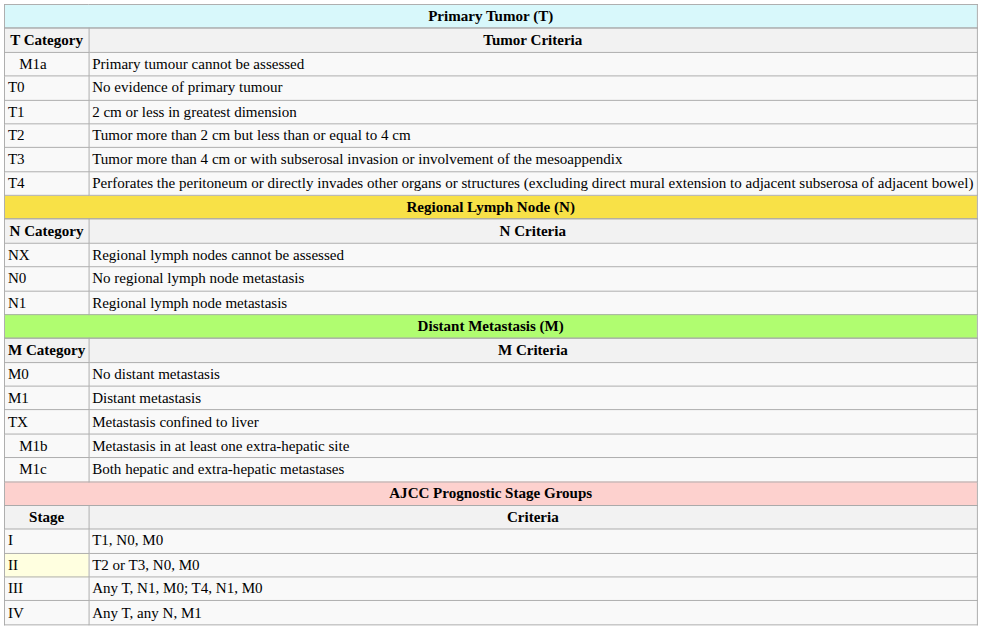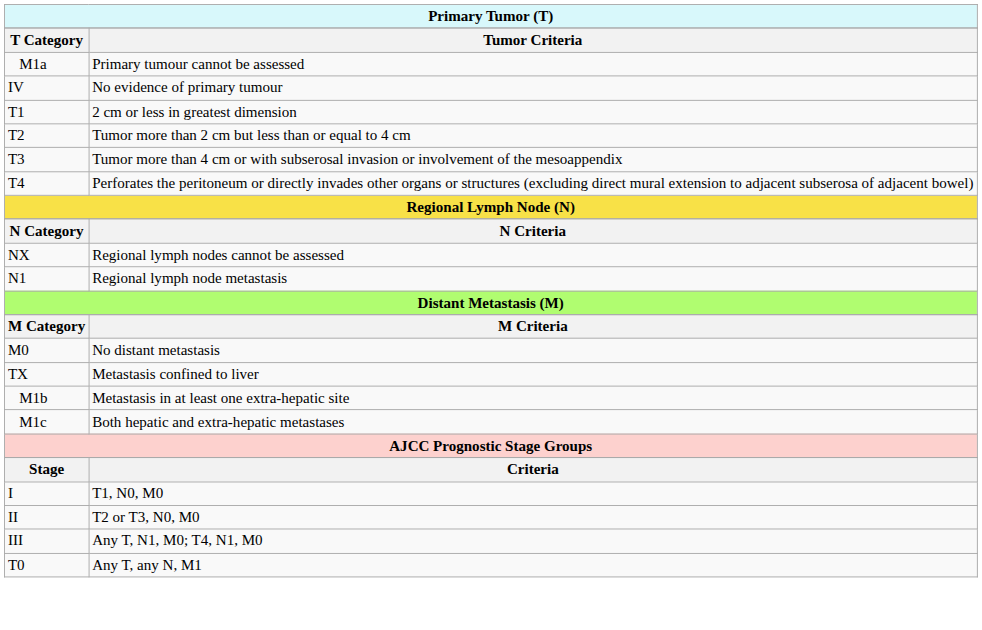(16, 87) T0 -> (16, 87) IV
- row: (198, 278)
- row: (147, 398)
(13, 565) lightyellow background -> (13, 517) no background
(16, 612) IV -> (16, 565) T0
